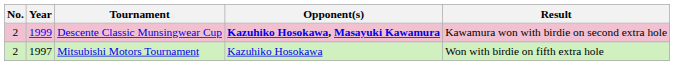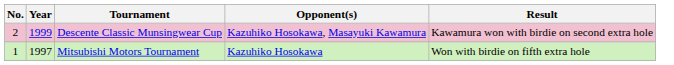(334, 32) bold -> (327, 32) normal
(15, 51) 2 -> (15, 51) 1
